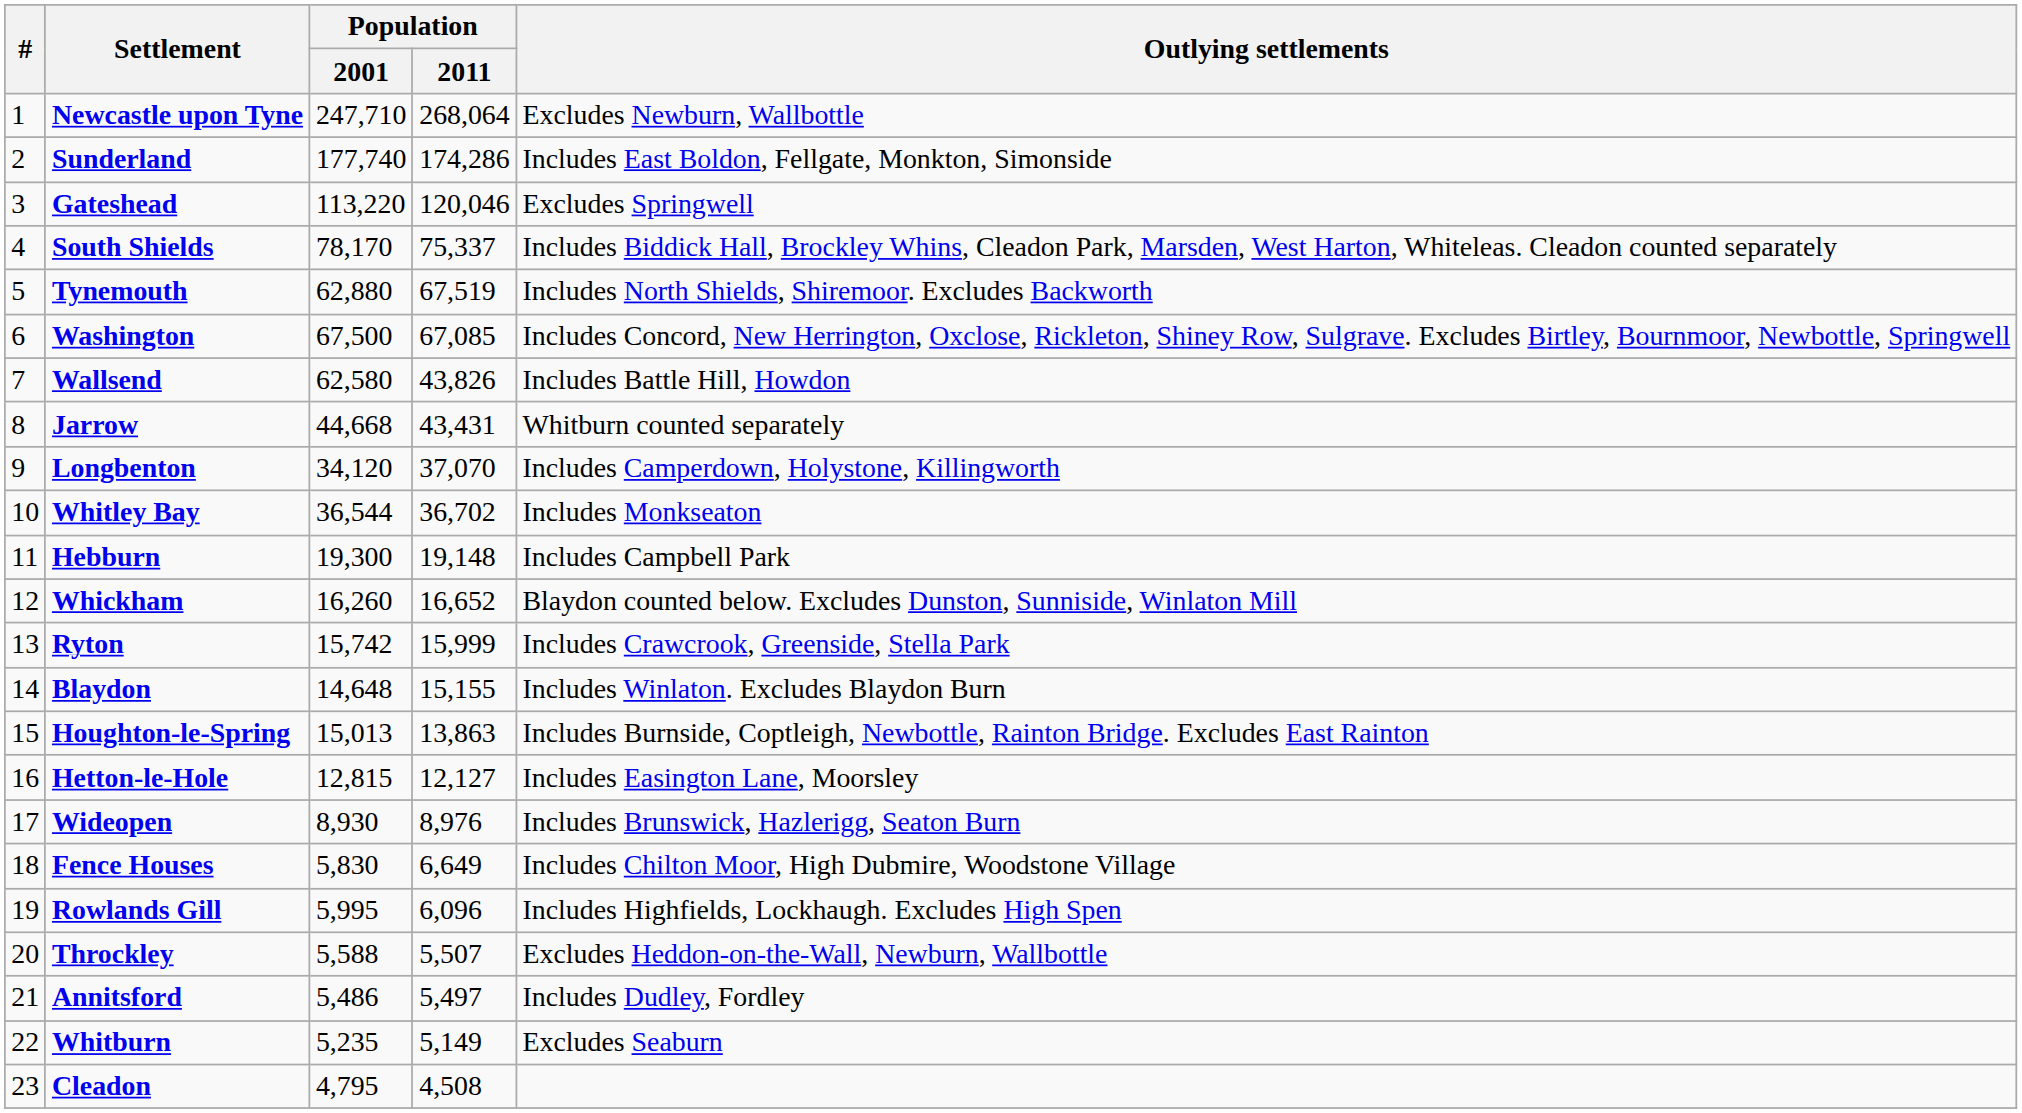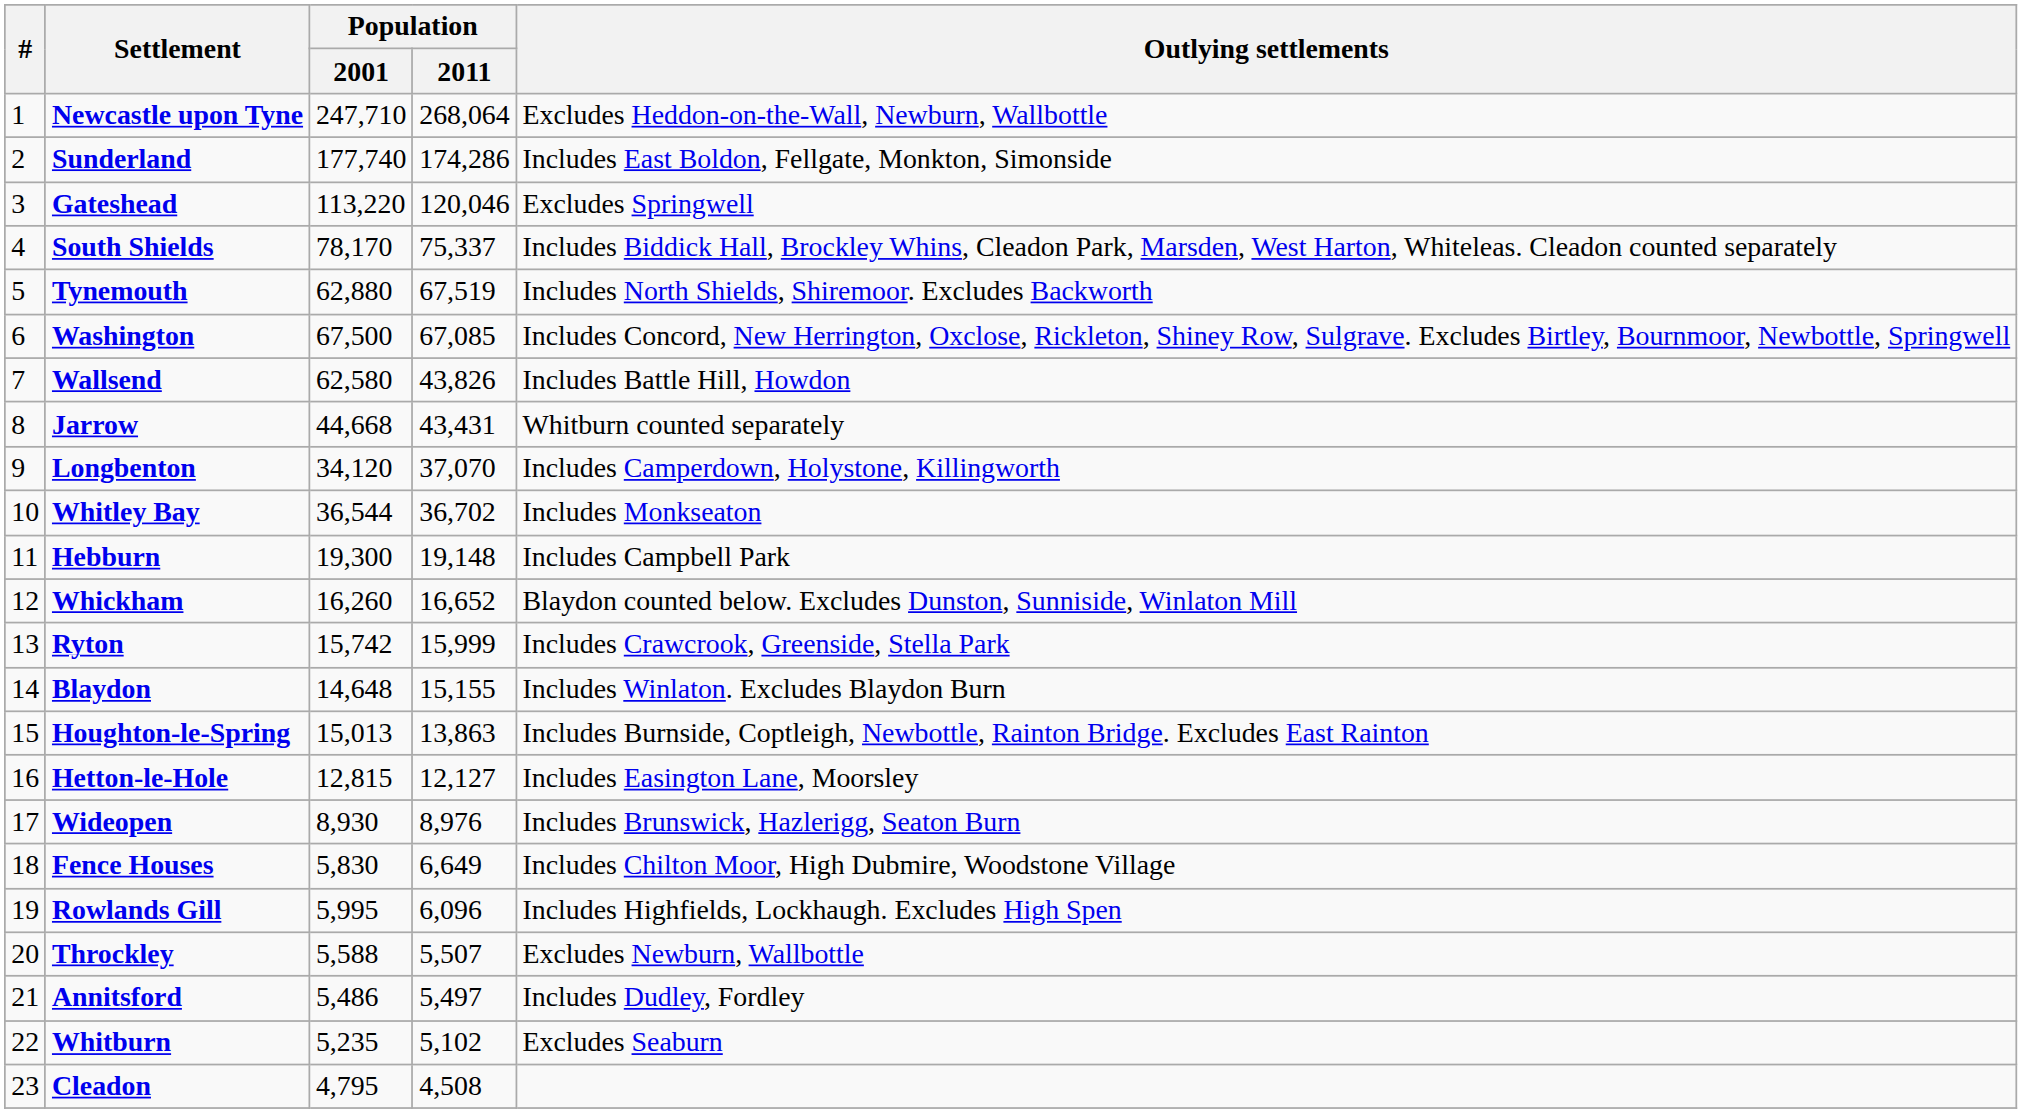(693, 114) Excludes Newburn, Wallbottle -> (815, 114) Excludes Heddon-on-the-Wall, Newburn, Wallbottle
(815, 953) Excludes Heddon-on-the-Wall, Newburn, Wallbottle -> (693, 953) Excludes Newburn, Wallbottle
(451, 1042) 5,149 -> (451, 1042) 5,102
